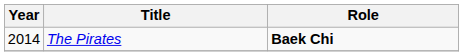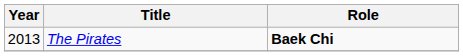(24, 39) 2014 -> (24, 39) 2013
